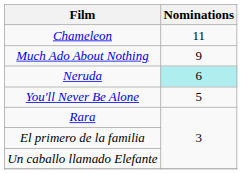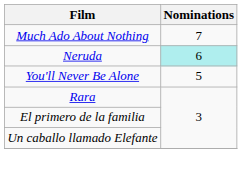- row: (82, 35)
(199, 55) 9 -> (199, 35) 7
